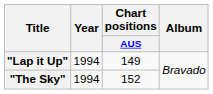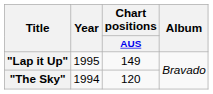(86, 61) 1994 -> (86, 61) 1995
(131, 79) 152 -> (131, 79) 120
